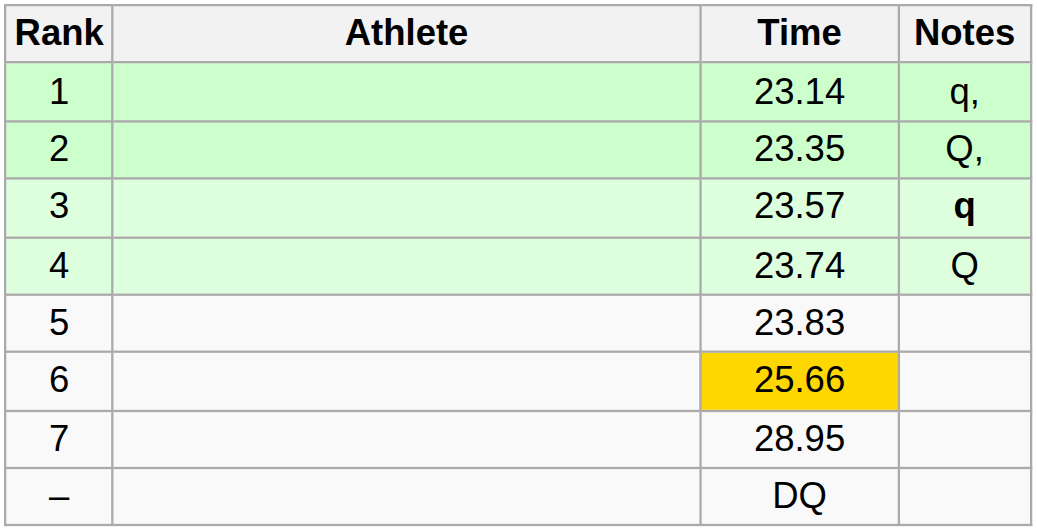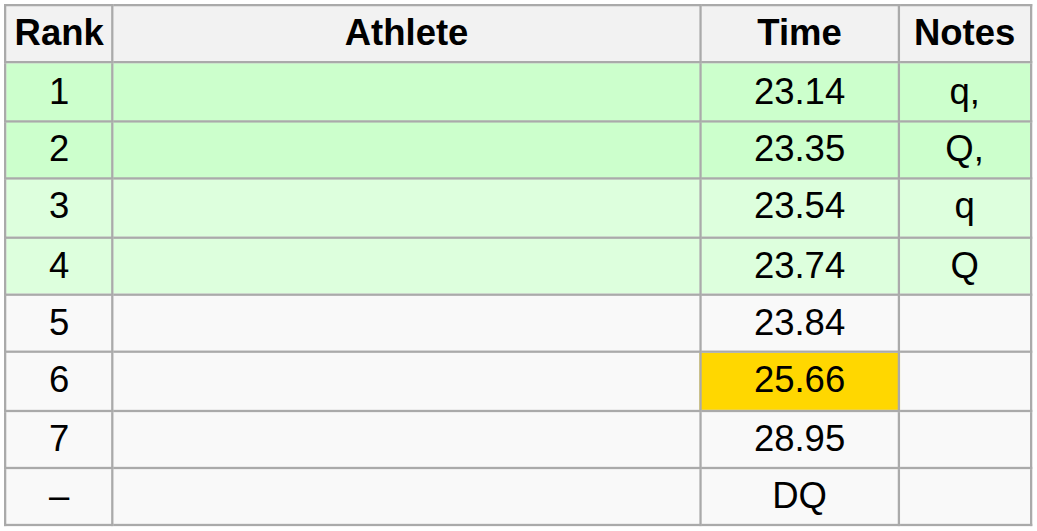(800, 206) 23.57 -> (800, 206) 23.54
(965, 206) bold -> (965, 206) normal
(800, 322) 23.83 -> (800, 322) 23.84
